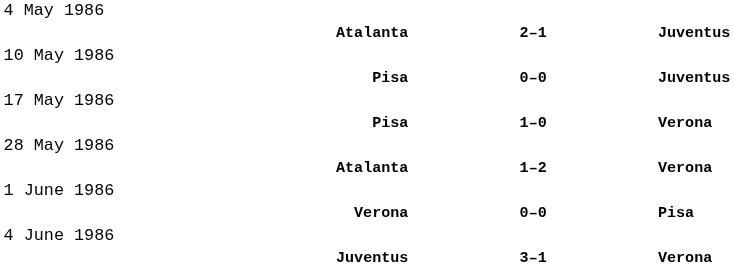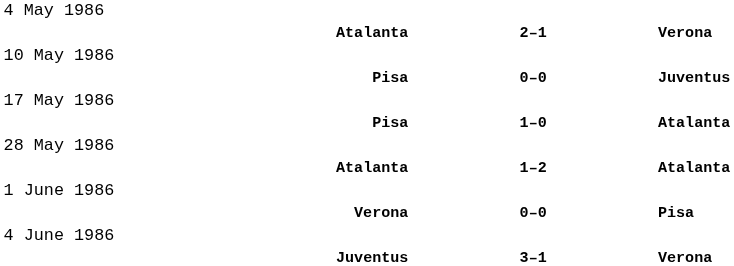(694, 33) Juventus -> (685, 33) Verona
(685, 123) Verona -> (694, 123) Atalanta
(685, 168) Verona -> (694, 168) Atalanta
